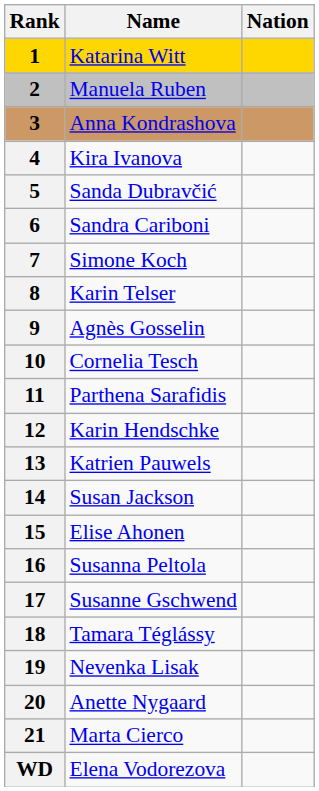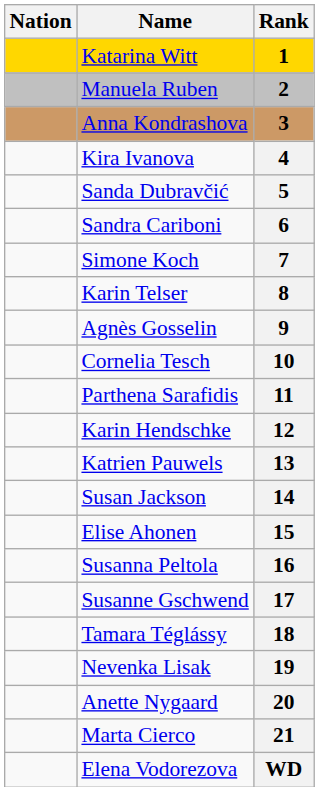columns swapped: (35, 21) <-> (278, 21)
